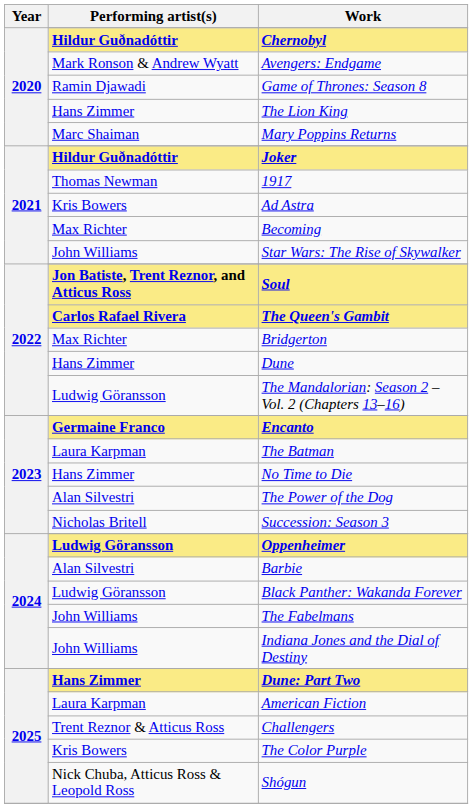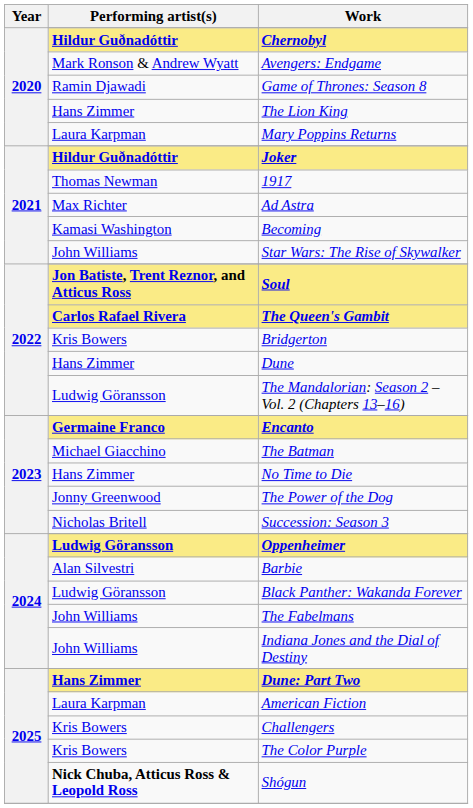(96, 134) Marc Shaiman -> (99, 134) Laura Karpman
(89, 205) Kris Bowers -> (89, 205) Max Richter
(89, 228) Max Richter -> (112, 228) Kamasi Washington
(89, 339) Max Richter -> (89, 339) Kris Bowers
(99, 450) Laura Karpman -> (109, 450) Michael Giacchino
(93, 498) Alan Silvestri -> (106, 498) Jonny Greenwood
(138, 727) Trent Reznor & Atticus Ross -> (89, 727) Kris Bowers
(137, 782) normal -> (141, 782) bold
